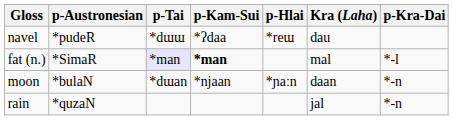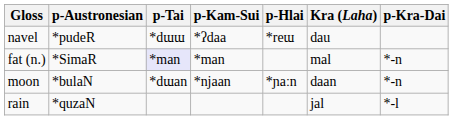(210, 59) bold -> (209, 59) normal
(391, 59) *-l -> (393, 59) *-n
(393, 103) *-n -> (391, 103) *-l
